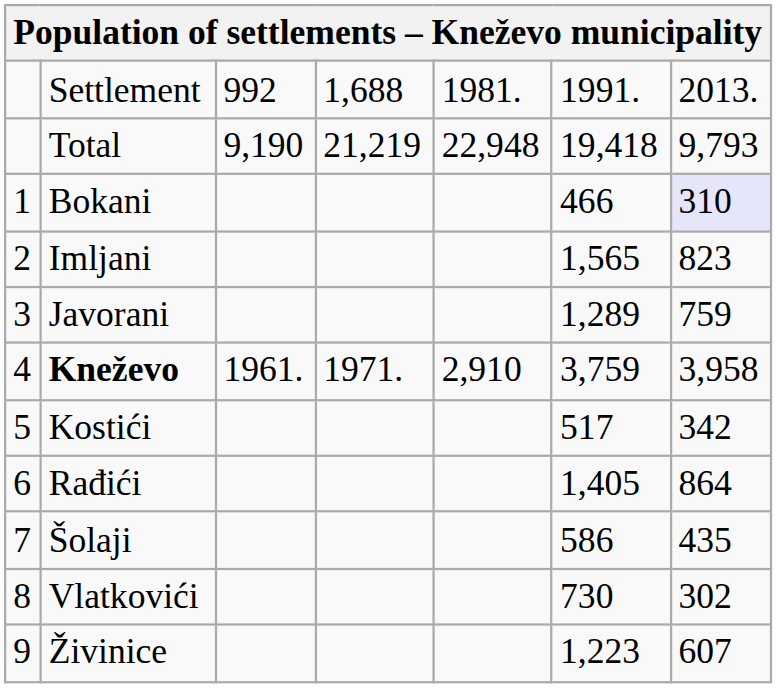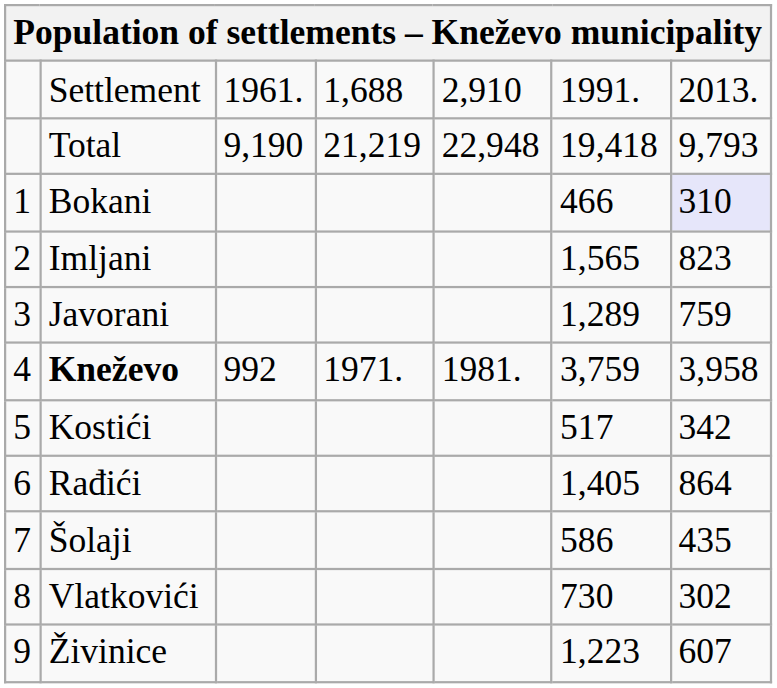(250, 88) 992 -> (263, 88) 1961.
(482, 88) 1981. -> (482, 88) 2,910
(263, 370) 1961. -> (250, 370) 992
(482, 370) 2,910 -> (482, 370) 1981.
